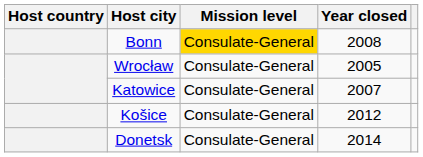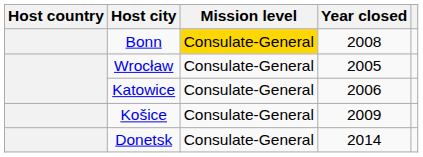(364, 90) 2007 -> (364, 90) 2006
(364, 115) 2012 -> (364, 115) 2009
